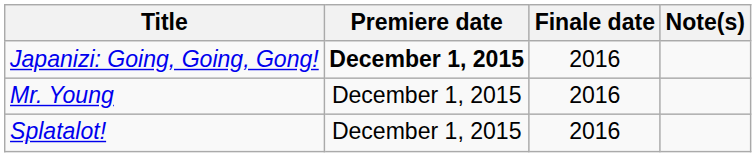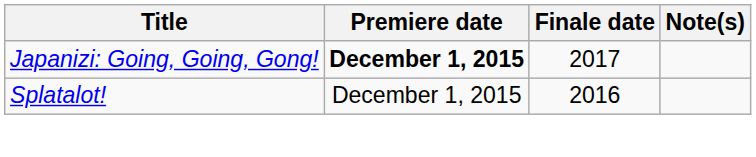(595, 59) 2016 -> (595, 59) 2017
- row: (62, 95)
